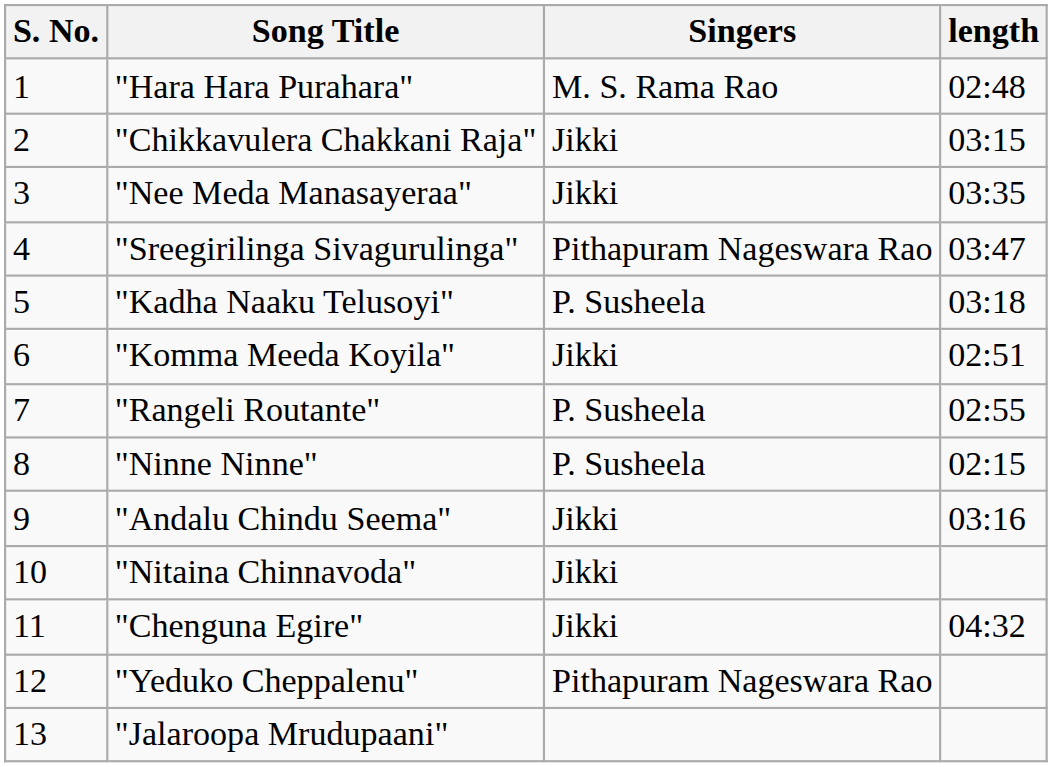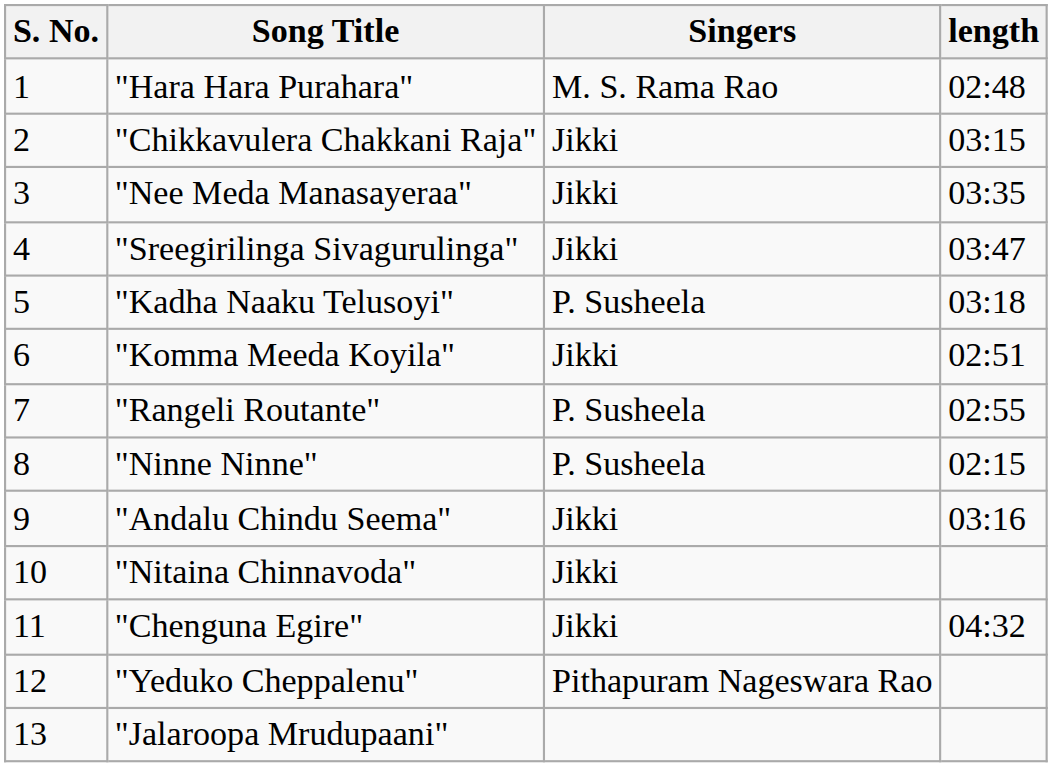(742, 247) Pithapuram Nageswara Rao -> (585, 247) Jikki
